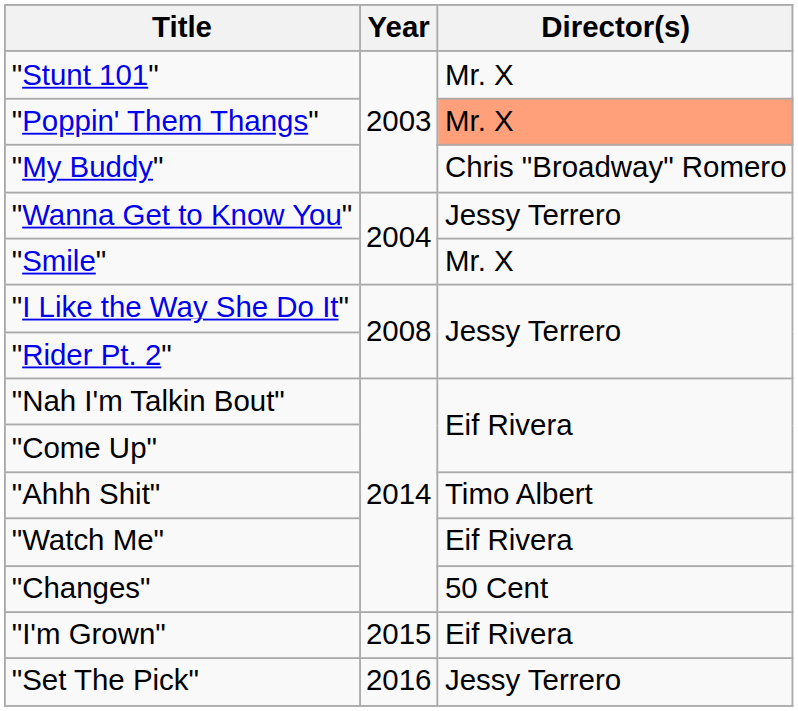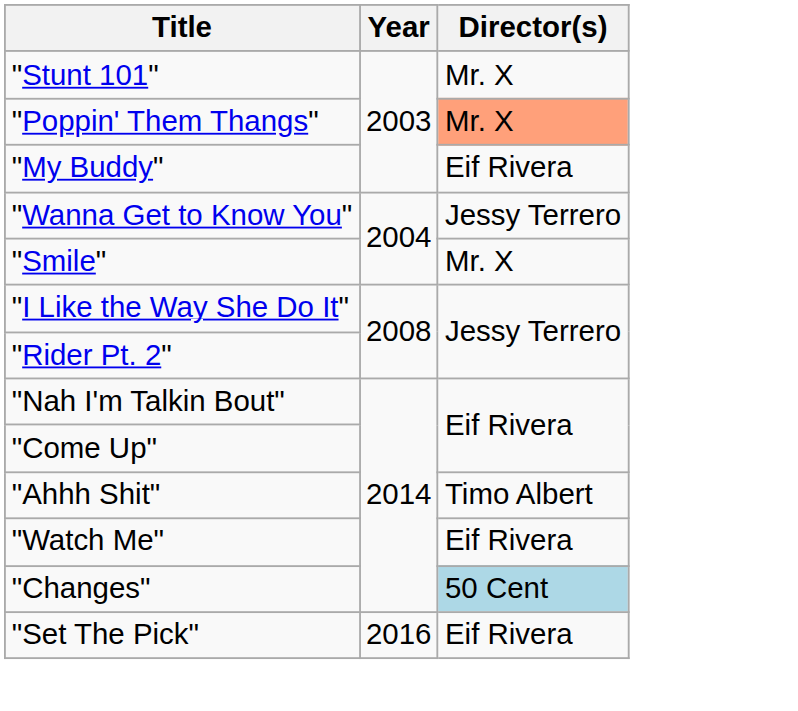(616, 167) Chris "Broadway" Romero -> (509, 167) Eif Rivera
(497, 588) no background -> (497, 588) lightblue background
- row: (89, 634)
(533, 681) Jessy Terrero -> (509, 634) Eif Rivera
